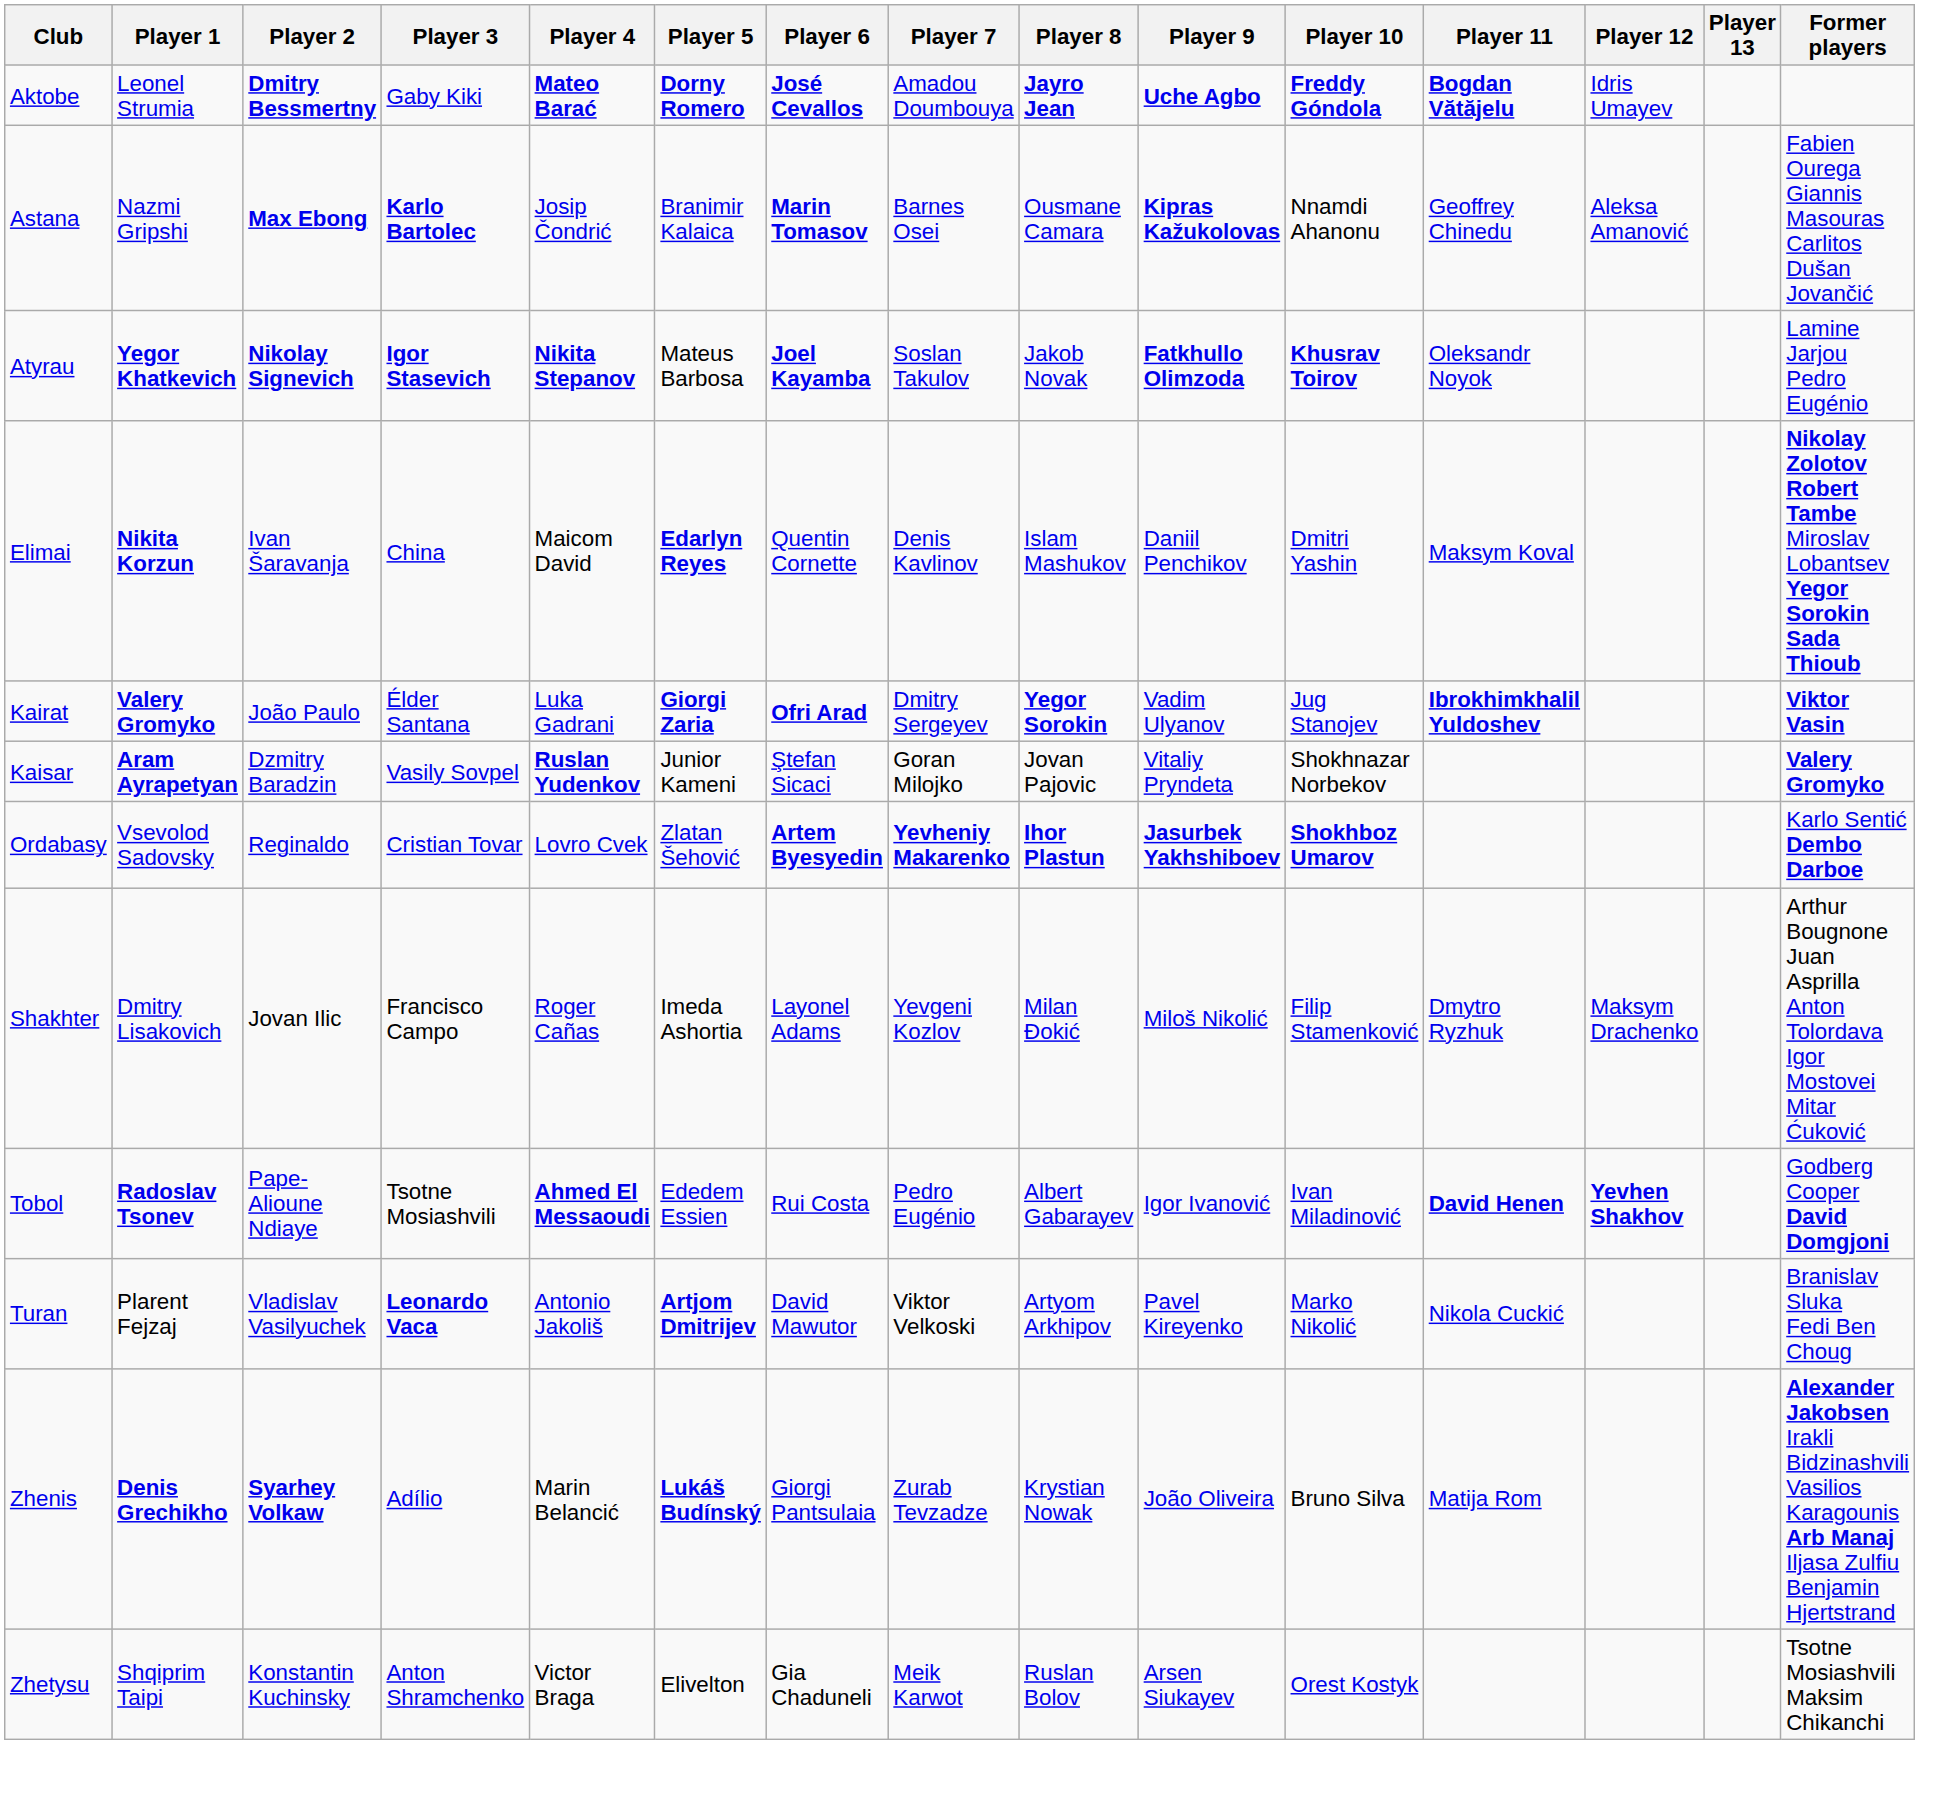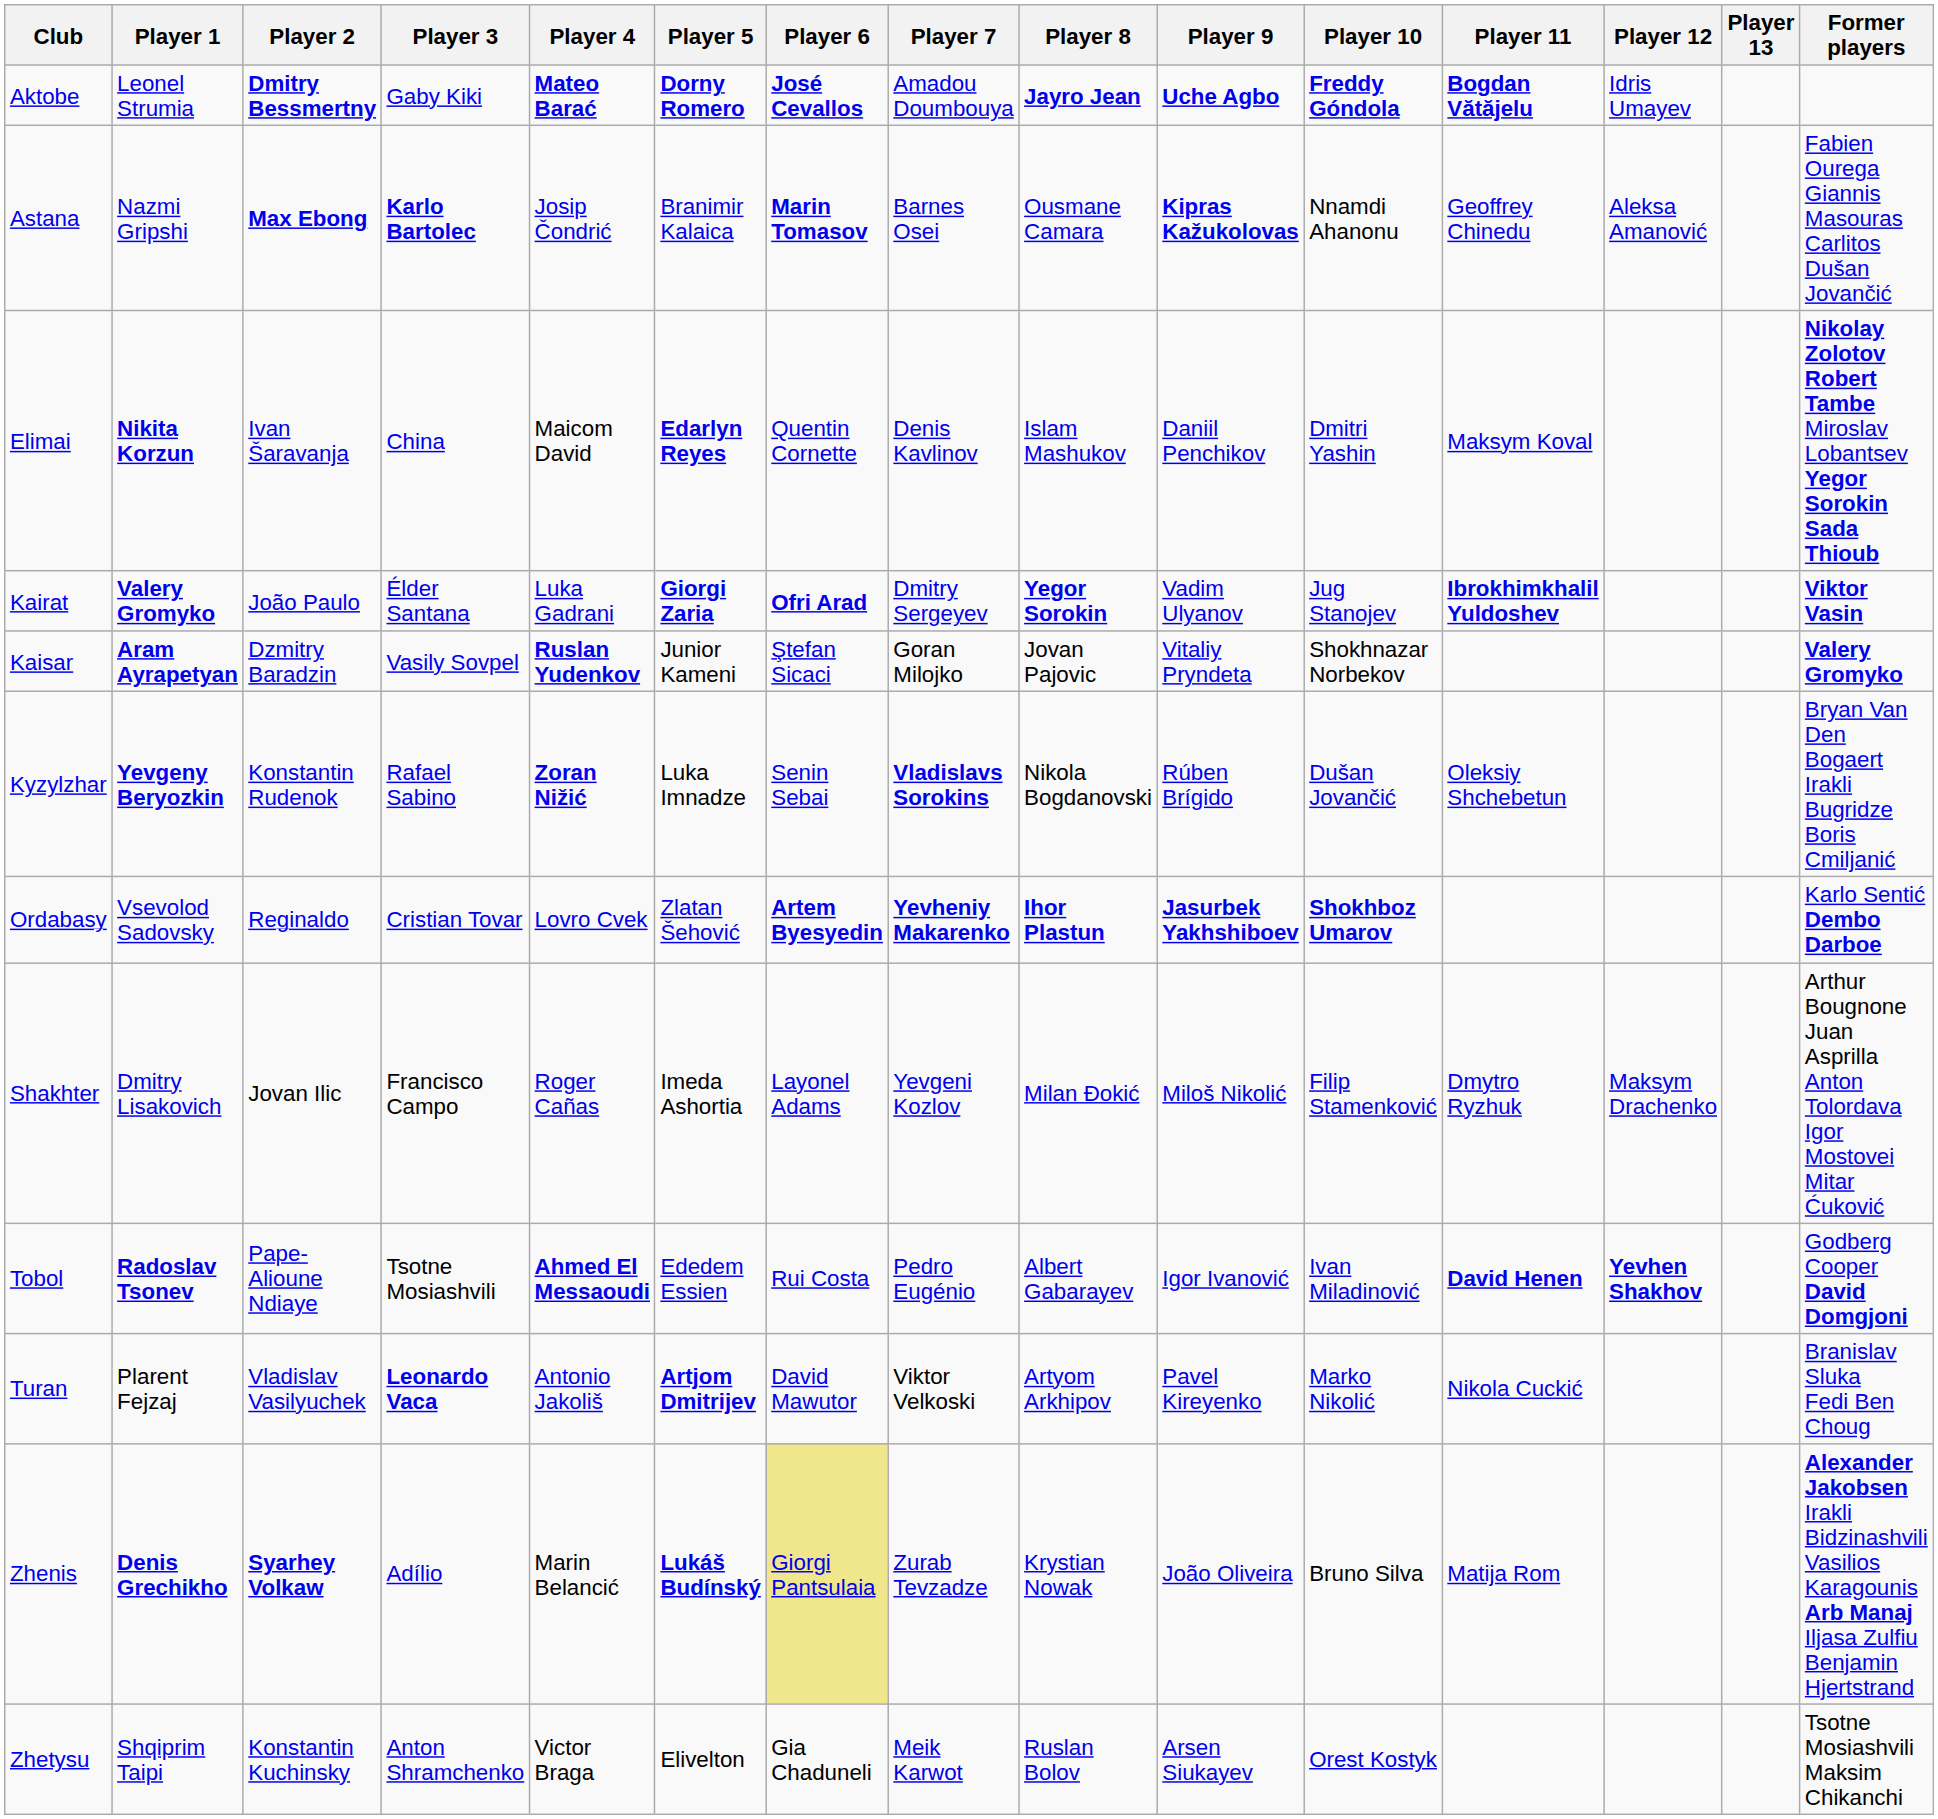- row: (42, 366)
+ row: (58, 785)
(823, 1499) no background -> (823, 1574) khaki background
